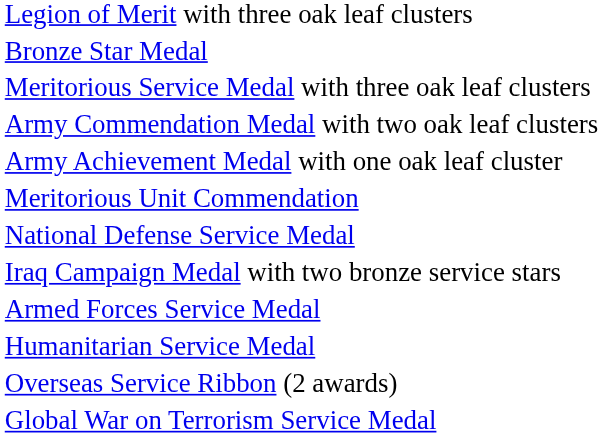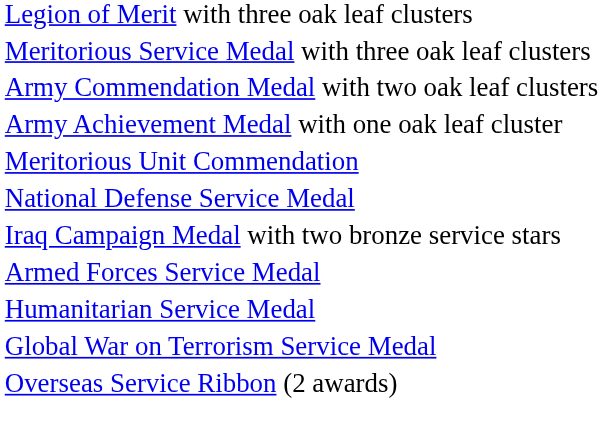- row: (106, 50)
rows swapped: (221, 420) <-> (201, 383)
